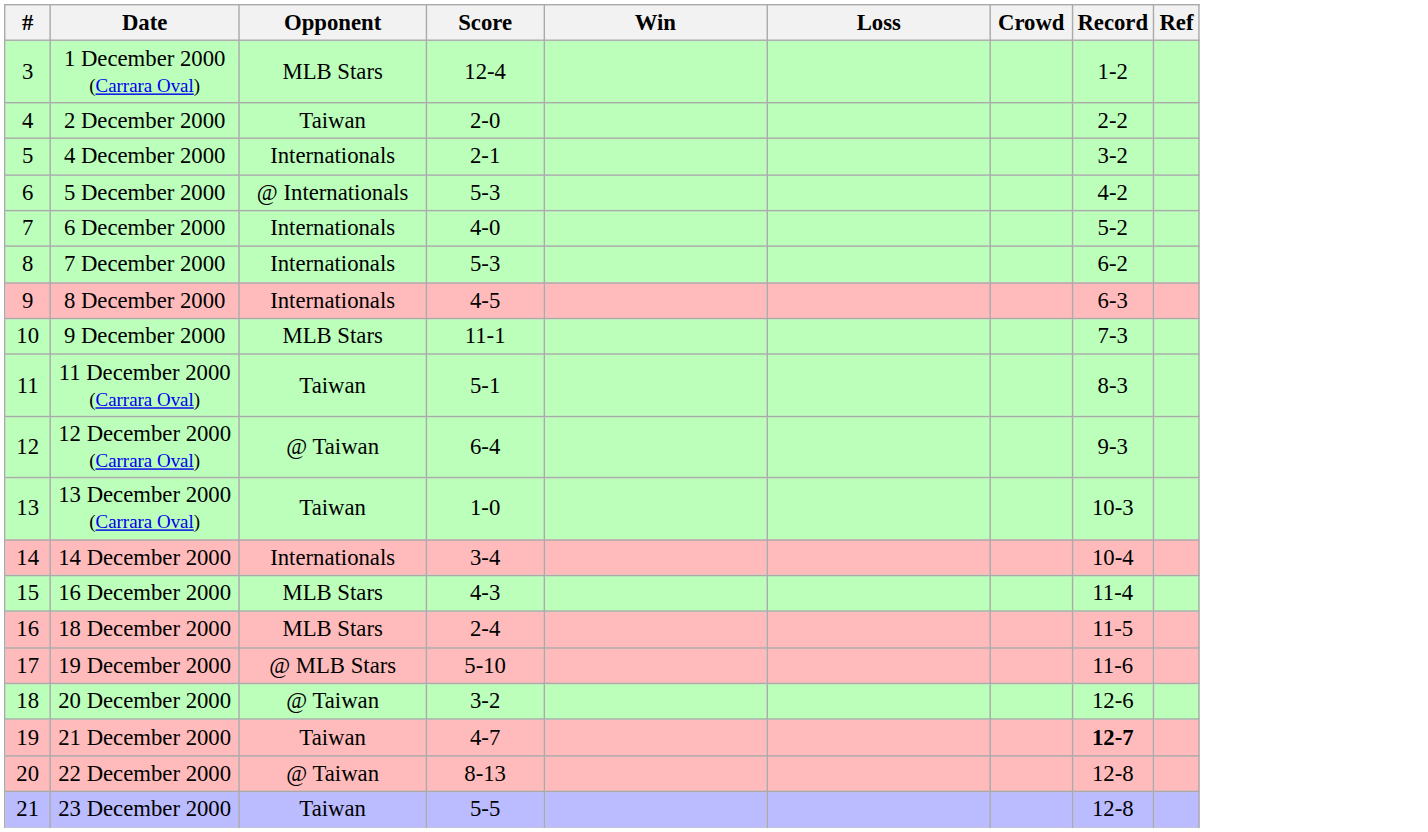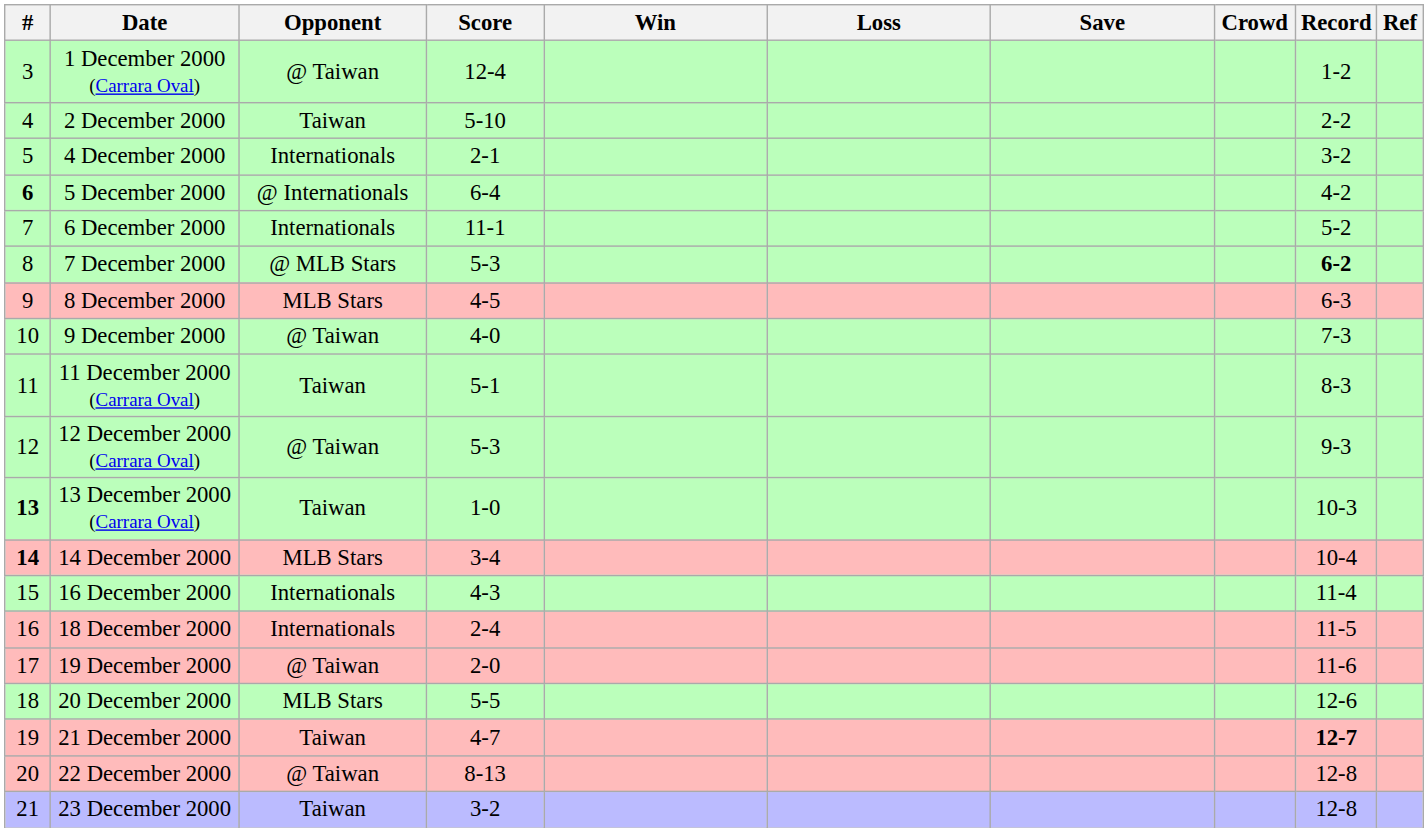+ column: (1102, 22)
(333, 71) MLB Stars -> (333, 71) @ Taiwan
(485, 120) 2-0 -> (485, 120) 5-10
(28, 192) normal -> (28, 192) bold
(485, 192) 5-3 -> (485, 192) 6-4
(485, 228) 4-0 -> (485, 228) 11-1
(333, 264) Internationals -> (333, 264) @ MLB Stars
(1113, 264) normal -> (1336, 264) bold
(333, 300) Internationals -> (333, 300) MLB Stars
(333, 336) MLB Stars -> (333, 336) @ Taiwan
(485, 336) 11-1 -> (485, 336) 4-0
(485, 446) 6-4 -> (485, 446) 5-3
(28, 508) normal -> (28, 508) bold
(28, 557) normal -> (28, 557) bold
(333, 557) Internationals -> (333, 557) MLB Stars
(333, 593) MLB Stars -> (333, 593) Internationals
(333, 629) MLB Stars -> (333, 629) Internationals
(333, 665) @ MLB Stars -> (333, 665) @ Taiwan
(485, 665) 5-10 -> (485, 665) 2-0
(333, 701) @ Taiwan -> (333, 701) MLB Stars
(485, 701) 3-2 -> (485, 701) 5-5
(485, 809) 5-5 -> (485, 809) 3-2
